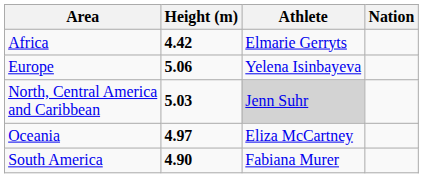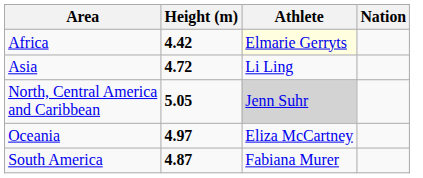(296, 42) no background -> (296, 42) lightyellow background
+ row: (23, 67)
- row: (31, 67)
(178, 101) 5.03 -> (178, 101) 5.05
(178, 160) 4.90 -> (178, 160) 4.87
